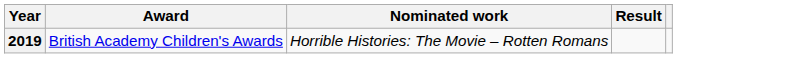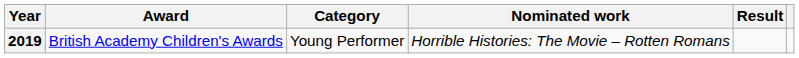+ column: (347, 16)
